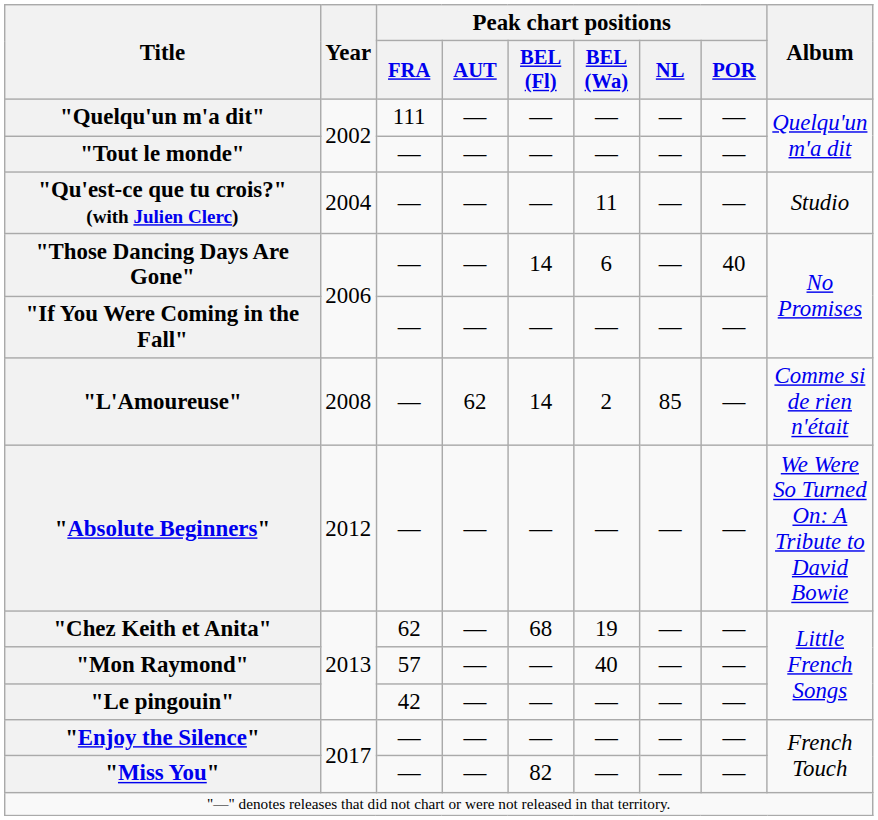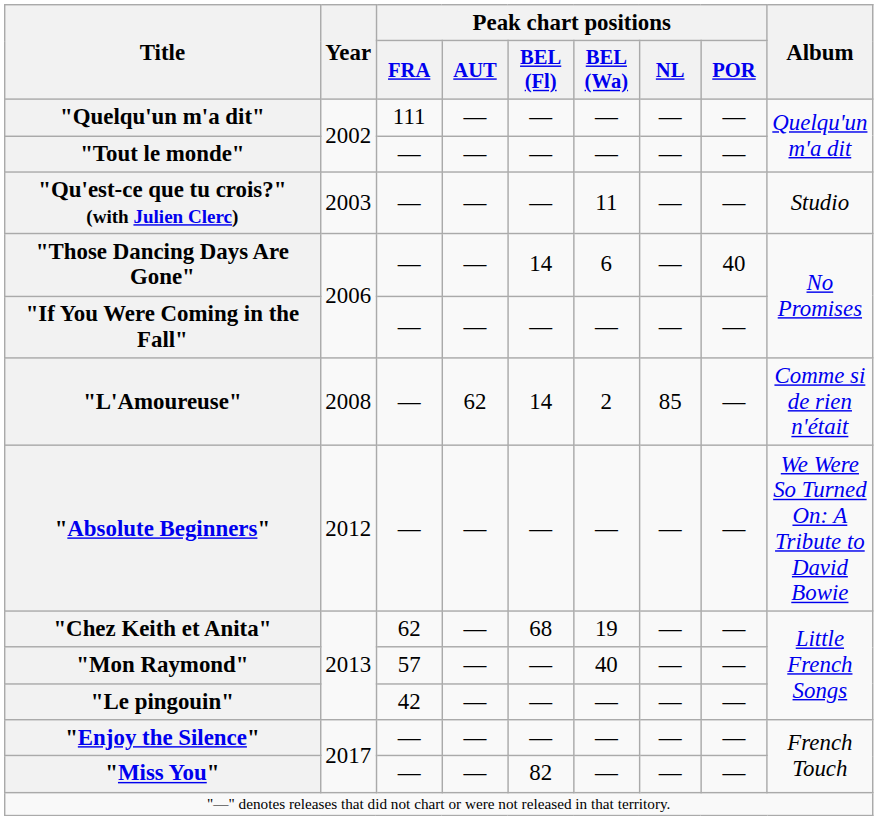(348, 202) 2004 -> (348, 202) 2003
